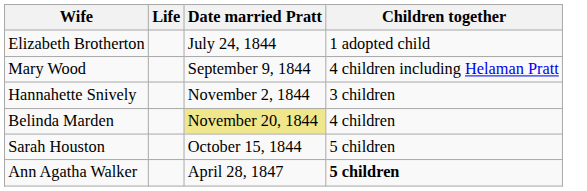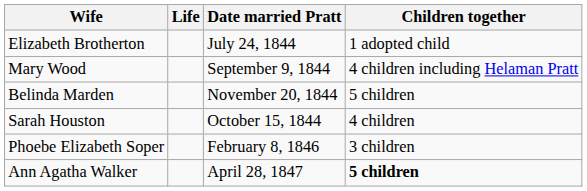- row: (72, 95)
(253, 120) khaki background -> (272, 95) no background
(362, 120) 4 children -> (382, 95) 5 children
(362, 146) 5 children -> (382, 120) 4 children
+ row: (86, 146)
